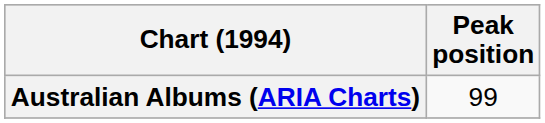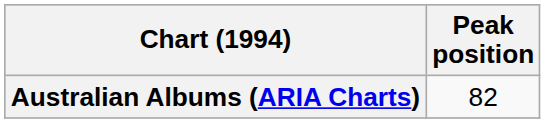(483, 96) 99 -> (483, 96) 82
